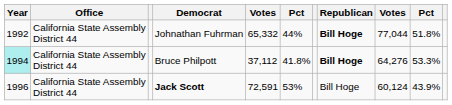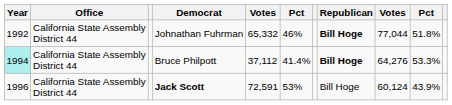(292, 33) 44% -> (292, 33) 46%
(297, 60) 41.8% -> (297, 60) 41.4%
